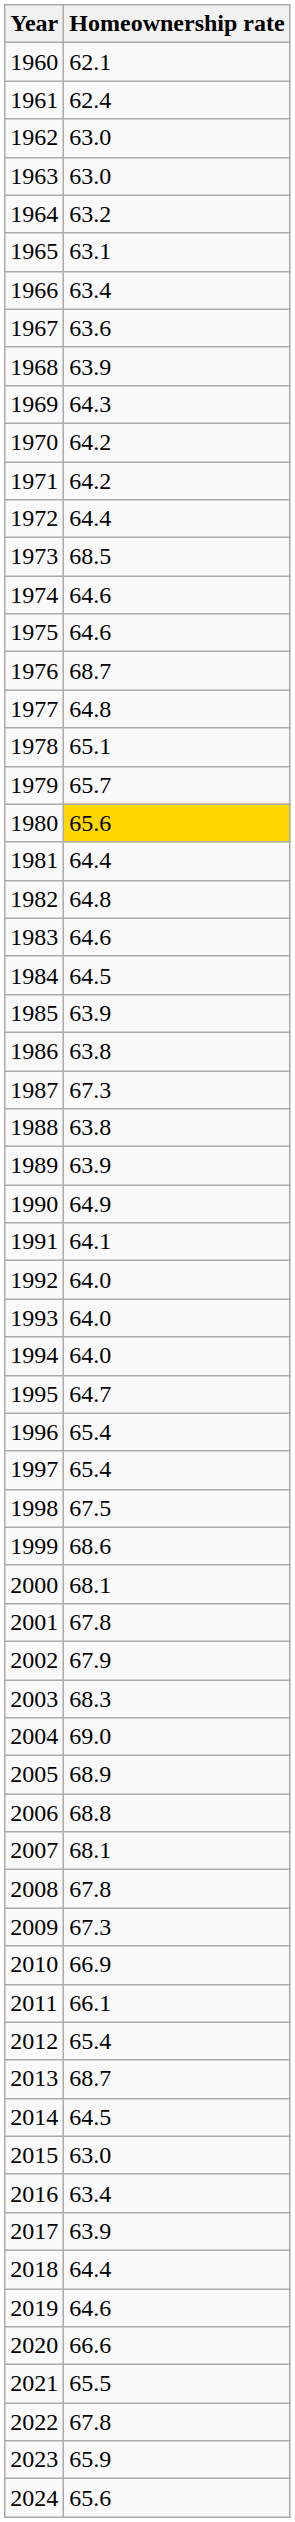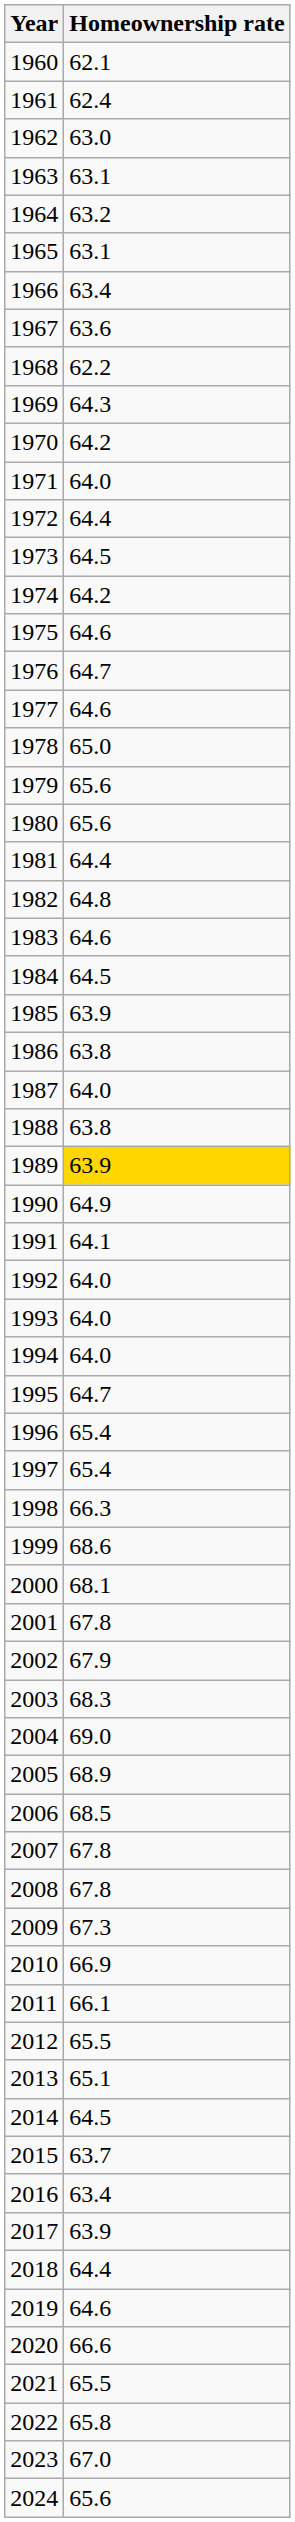(90, 175) 63.0 -> (90, 175) 63.1
(90, 366) 63.9 -> (90, 366) 62.2
(90, 480) 64.2 -> (90, 480) 64.0
(90, 556) 68.5 -> (90, 556) 64.5
(90, 594) 64.6 -> (90, 594) 64.2
(90, 670) 68.7 -> (90, 670) 64.7
(90, 708) 64.8 -> (90, 708) 64.6
(90, 746) 65.1 -> (90, 746) 65.0
(90, 784) 65.7 -> (90, 784) 65.6
(90, 822) gold background -> (90, 822) no background
(90, 1089) 67.3 -> (90, 1089) 64.0
(90, 1165) no background -> (90, 1165) gold background
(90, 1507) 67.5 -> (90, 1507) 66.3
(90, 1812) 68.8 -> (90, 1812) 68.5
(90, 1850) 68.1 -> (90, 1850) 67.8
(90, 2040) 65.4 -> (90, 2040) 65.5
(90, 2078) 68.7 -> (90, 2078) 65.1
(90, 2155) 63.0 -> (90, 2155) 63.7
(90, 2421) 67.8 -> (90, 2421) 65.8
(90, 2459) 65.9 -> (90, 2459) 67.0
